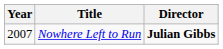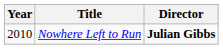(20, 34) 2007 -> (20, 34) 2010
